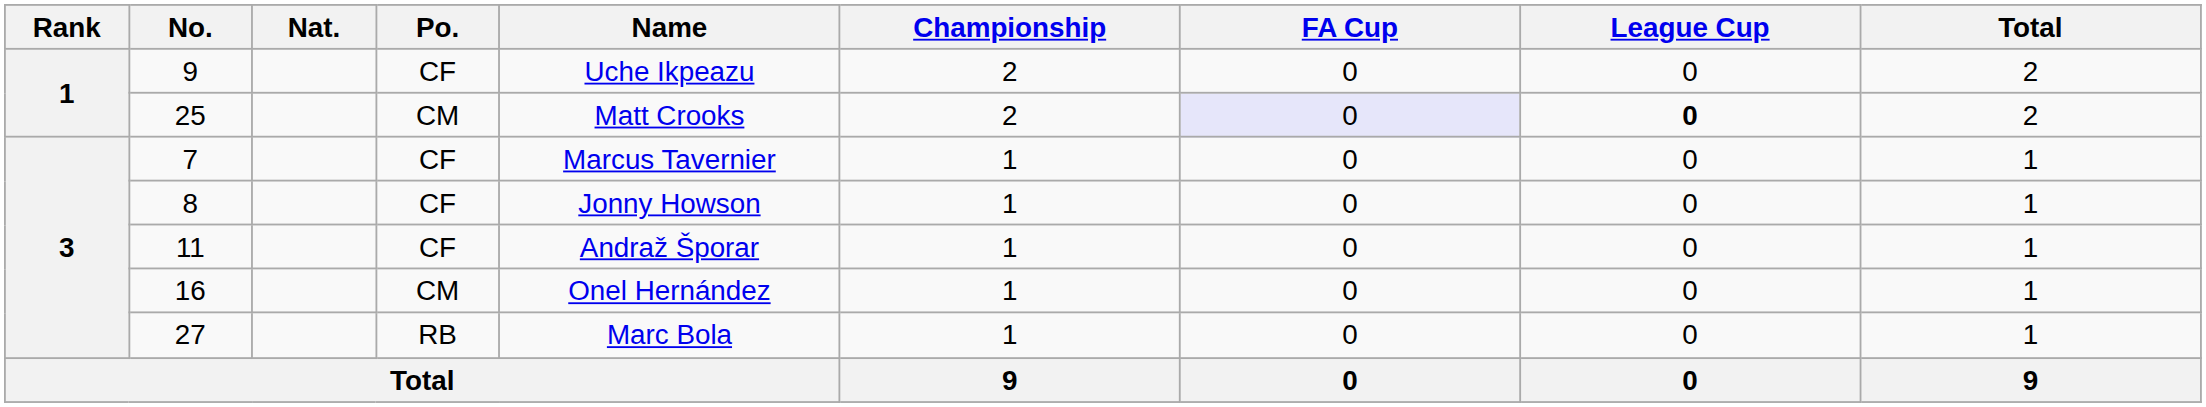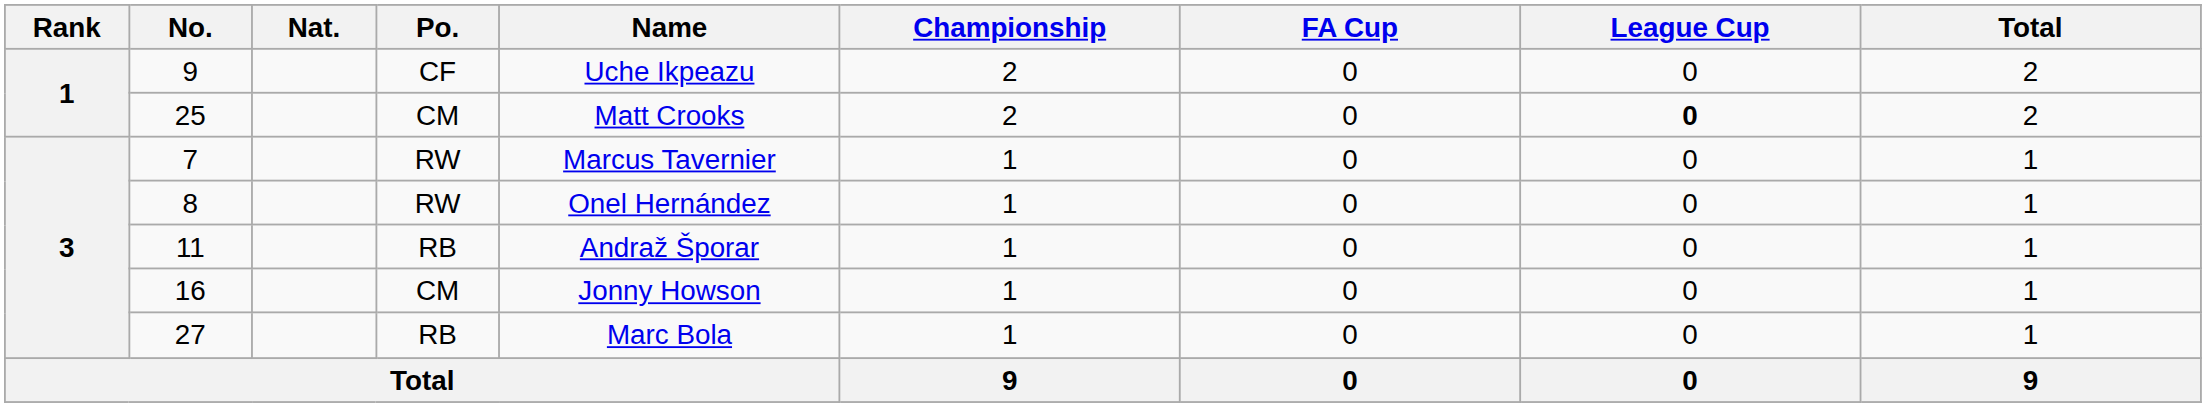(1350, 115) lavender background -> (1350, 115) no background
(438, 159) CF -> (438, 159) RW
(438, 203) CF -> (438, 203) RW
(669, 203) Jonny Howson -> (669, 203) Onel Hernández
(438, 247) CF -> (438, 247) RB
(669, 291) Onel Hernández -> (669, 291) Jonny Howson
